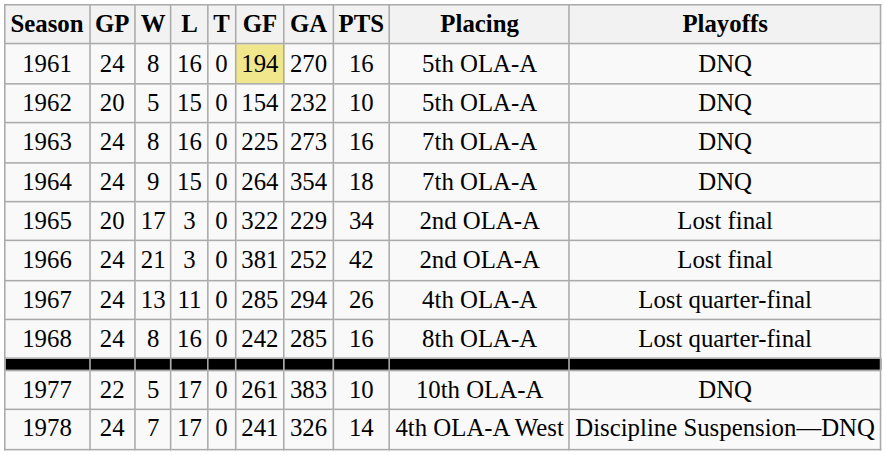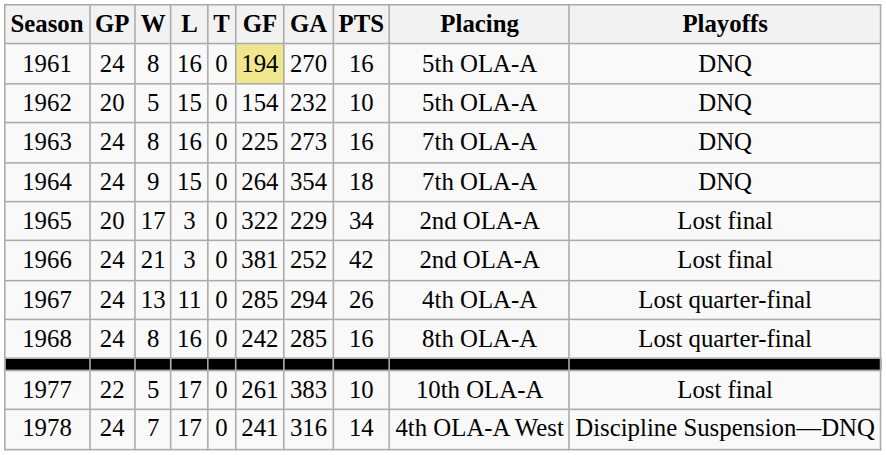(725, 389) DNQ -> (725, 389) Lost final
(309, 428) 326 -> (309, 428) 316
